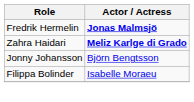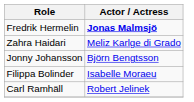(137, 43) bold -> (134, 43) normal
+ row: (35, 89)
